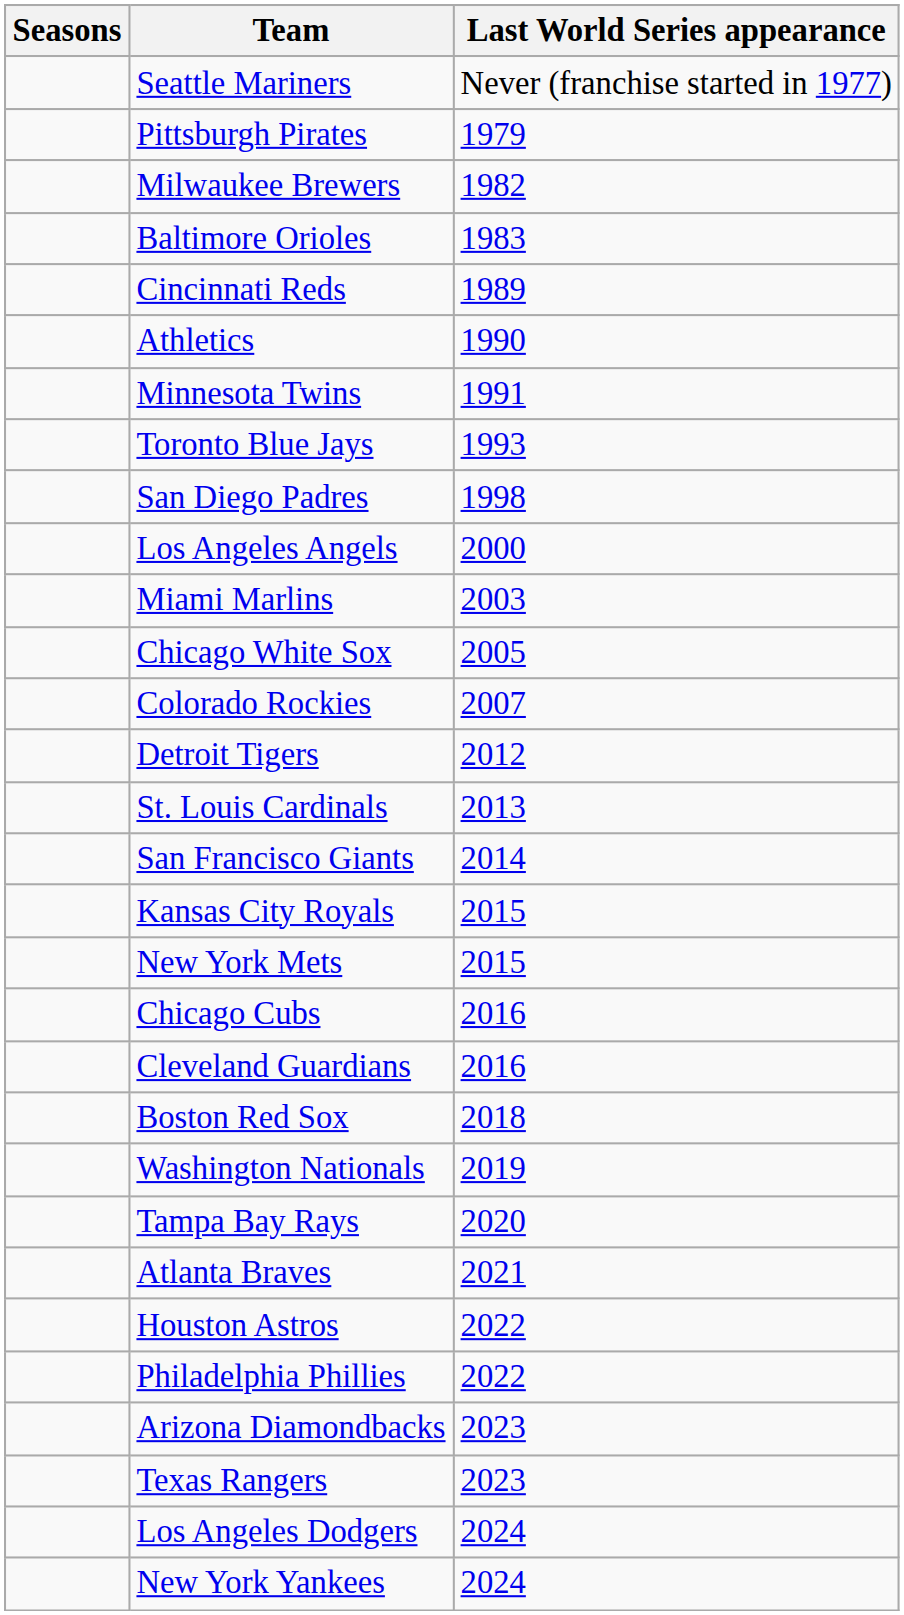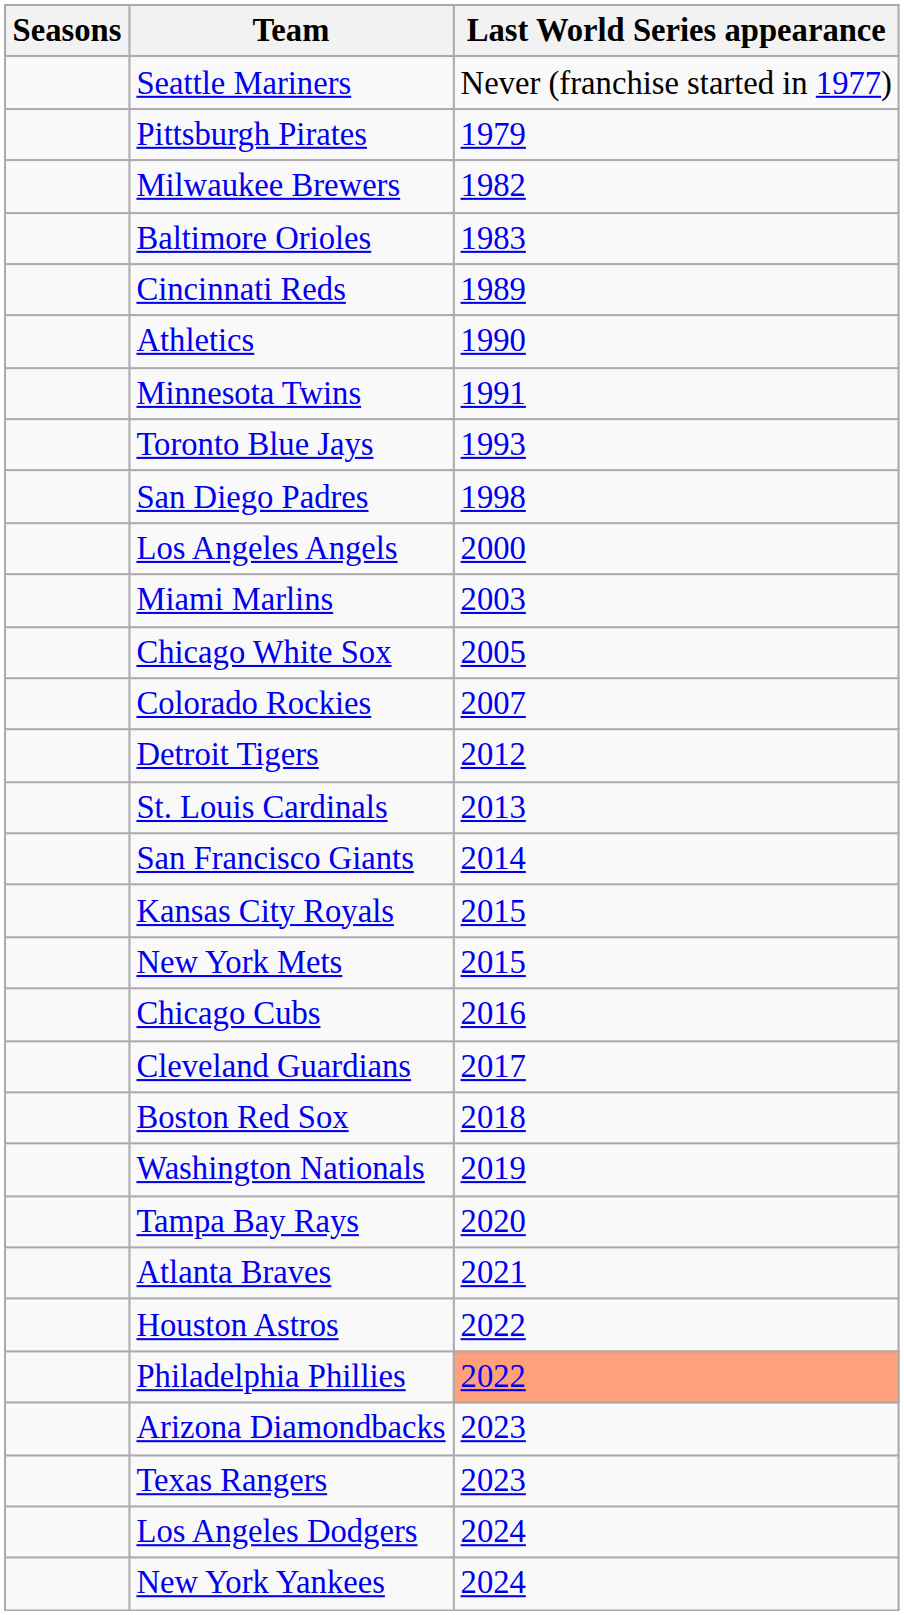(493, 1065) 2016 -> (493, 1065) 2017
(493, 1376) no background -> (493, 1376) lightsalmon background
